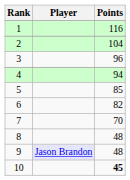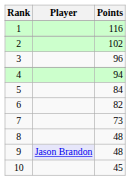(116, 43) 104 -> (116, 43) 102
(118, 90) 85 -> (118, 90) 84
(118, 121) 70 -> (118, 121) 73
(118, 167) bold -> (118, 167) normal
